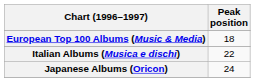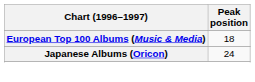- row: (106, 54)
